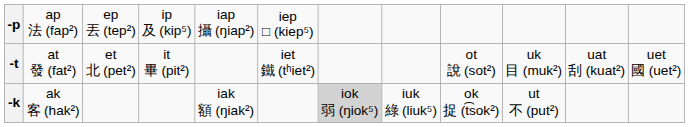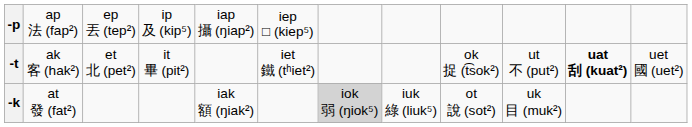(53, 62) at 發 (fat²) -> (53, 62) ak 客 (hak²)
(471, 62) ot 說 (sot²) -> (471, 62) ok 捉 (t͡sok²)
(534, 62) uk 目 (muk²) -> (534, 62) ut 不 (put²)
(597, 62) normal -> (598, 62) bold
(53, 102) ak 客 (hak²) -> (53, 102) at 發 (fat²)
(471, 102) ok 捉 (t͡sok²) -> (471, 102) ot 說 (sot²)
(534, 102) ut 不 (put²) -> (534, 102) uk 目 (muk²)
